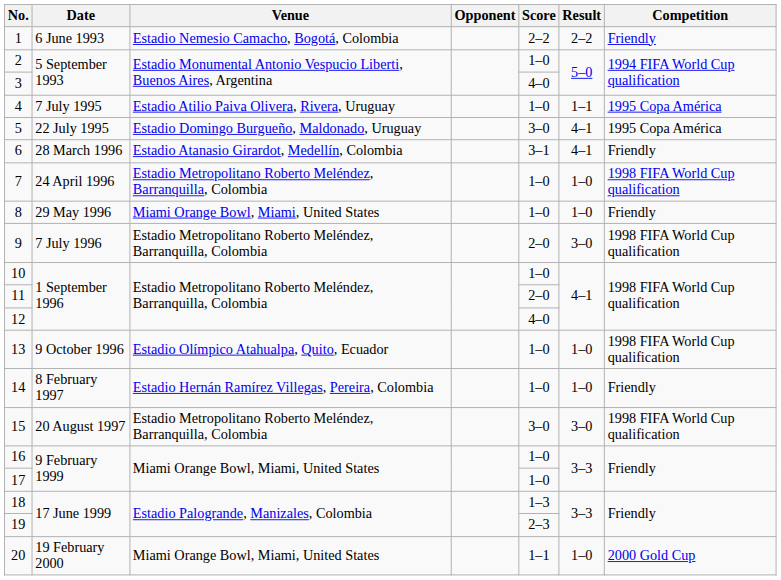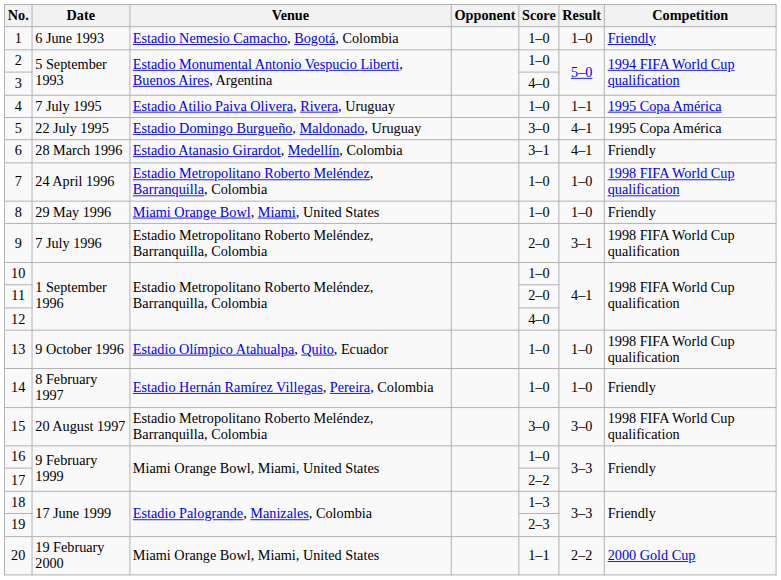(539, 38) 2–2 -> (539, 38) 1–0
(582, 38) 2–2 -> (582, 38) 1–0
(582, 243) 3–0 -> (582, 243) 3–1
(539, 479) 1–0 -> (539, 479) 2–2
(582, 555) 1–0 -> (582, 555) 2–2
